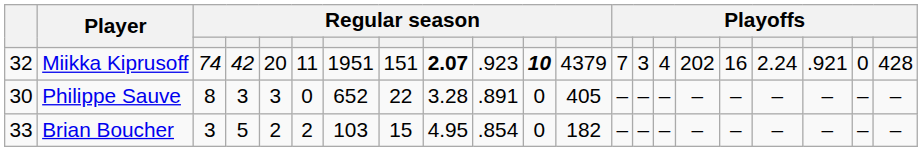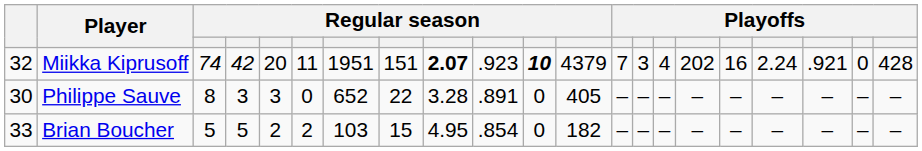(210, 129) 3 -> (210, 129) 5
